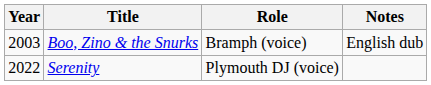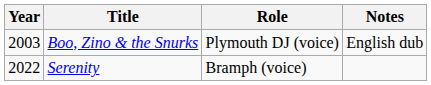(256, 42) Bramph (voice) -> (272, 42) Plymouth DJ (voice)
(272, 67) Plymouth DJ (voice) -> (256, 67) Bramph (voice)
